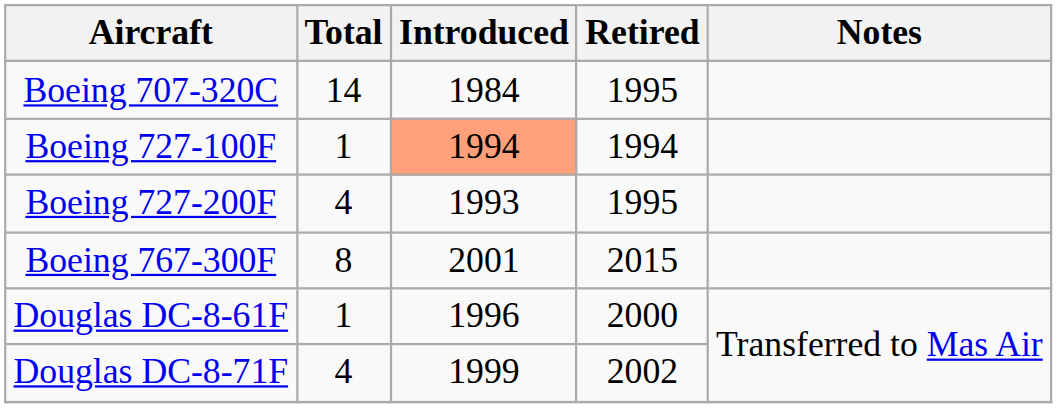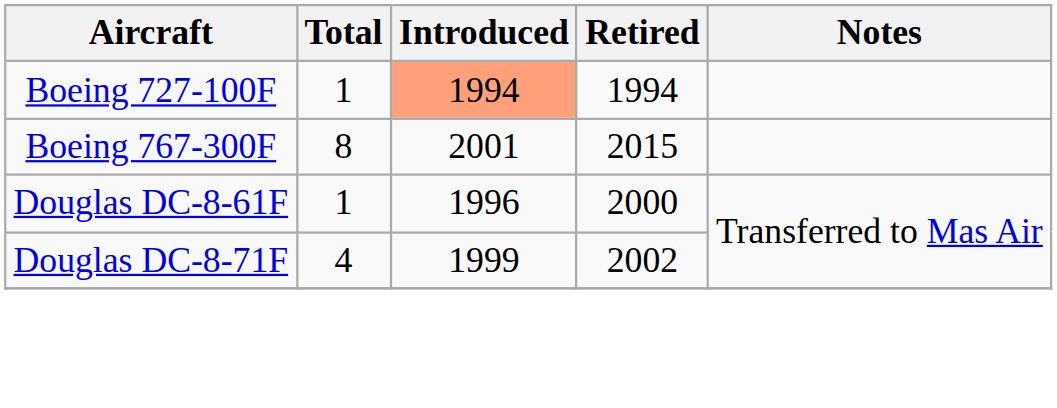- row: (151, 89)
- row: (151, 202)
